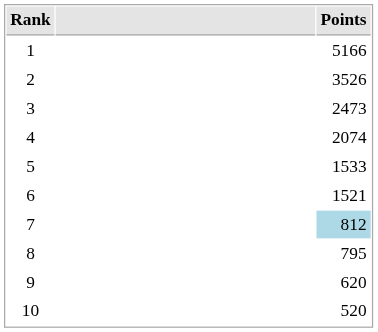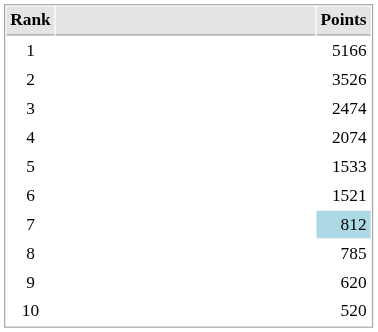(349, 108) 2473 -> (349, 108) 2474
(354, 253) 795 -> (354, 253) 785
